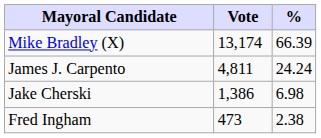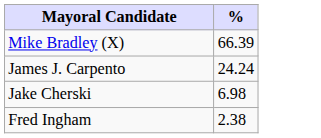- column: (243, 17)
